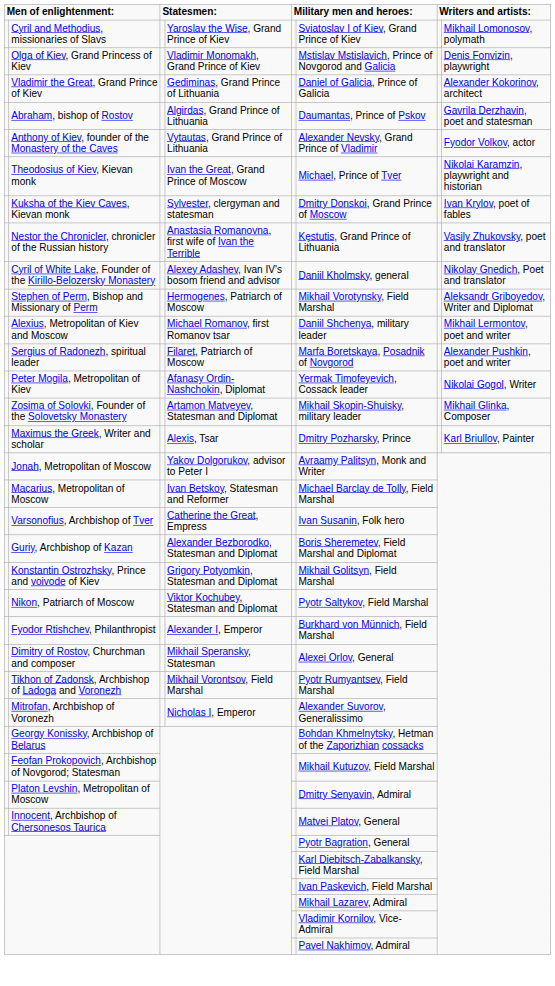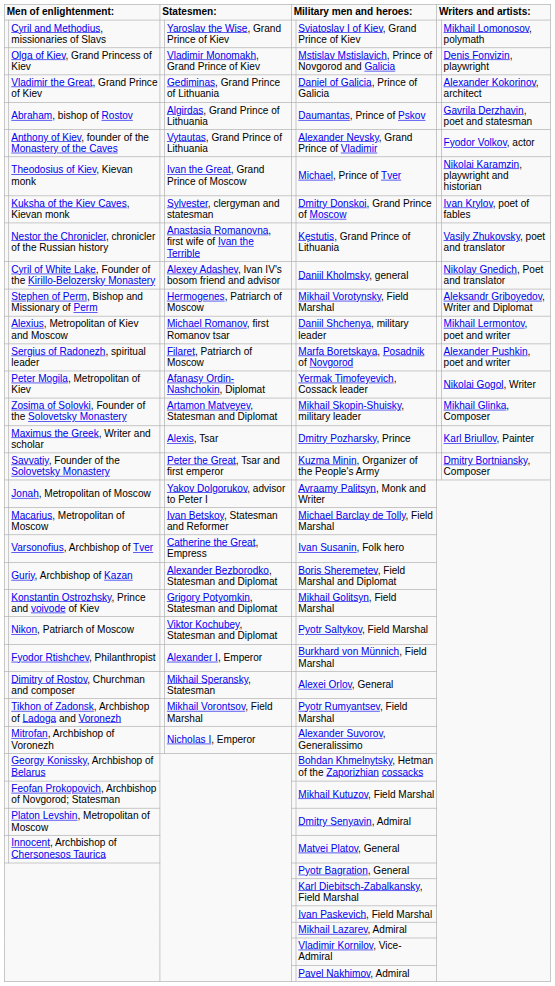+ row: (66, 466)
